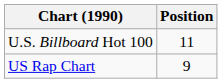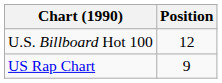(187, 41) 11 -> (187, 41) 12
